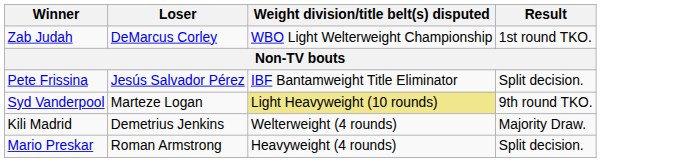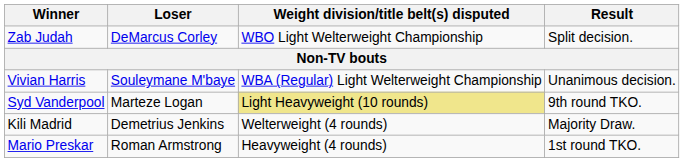(545, 37) 1st round TKO. -> (591, 37) Split decision.
+ row: (46, 80)
- row: (48, 80)
(541, 146) Split decision. -> (595, 146) 1st round TKO.
